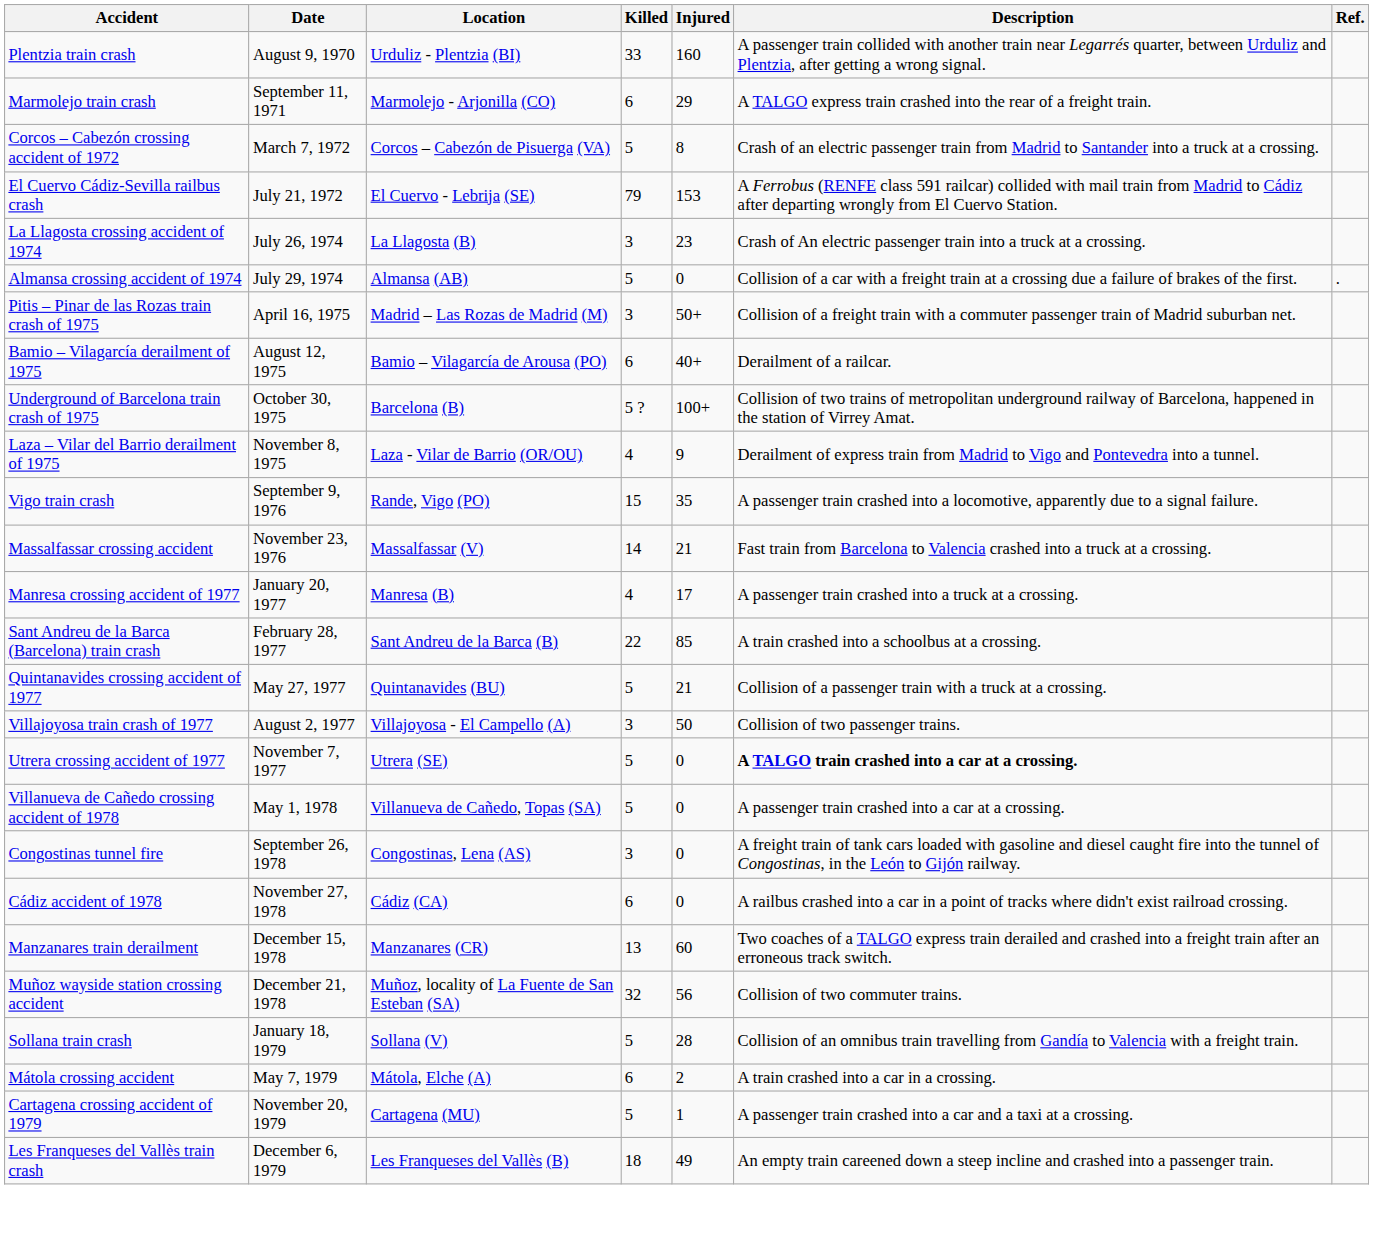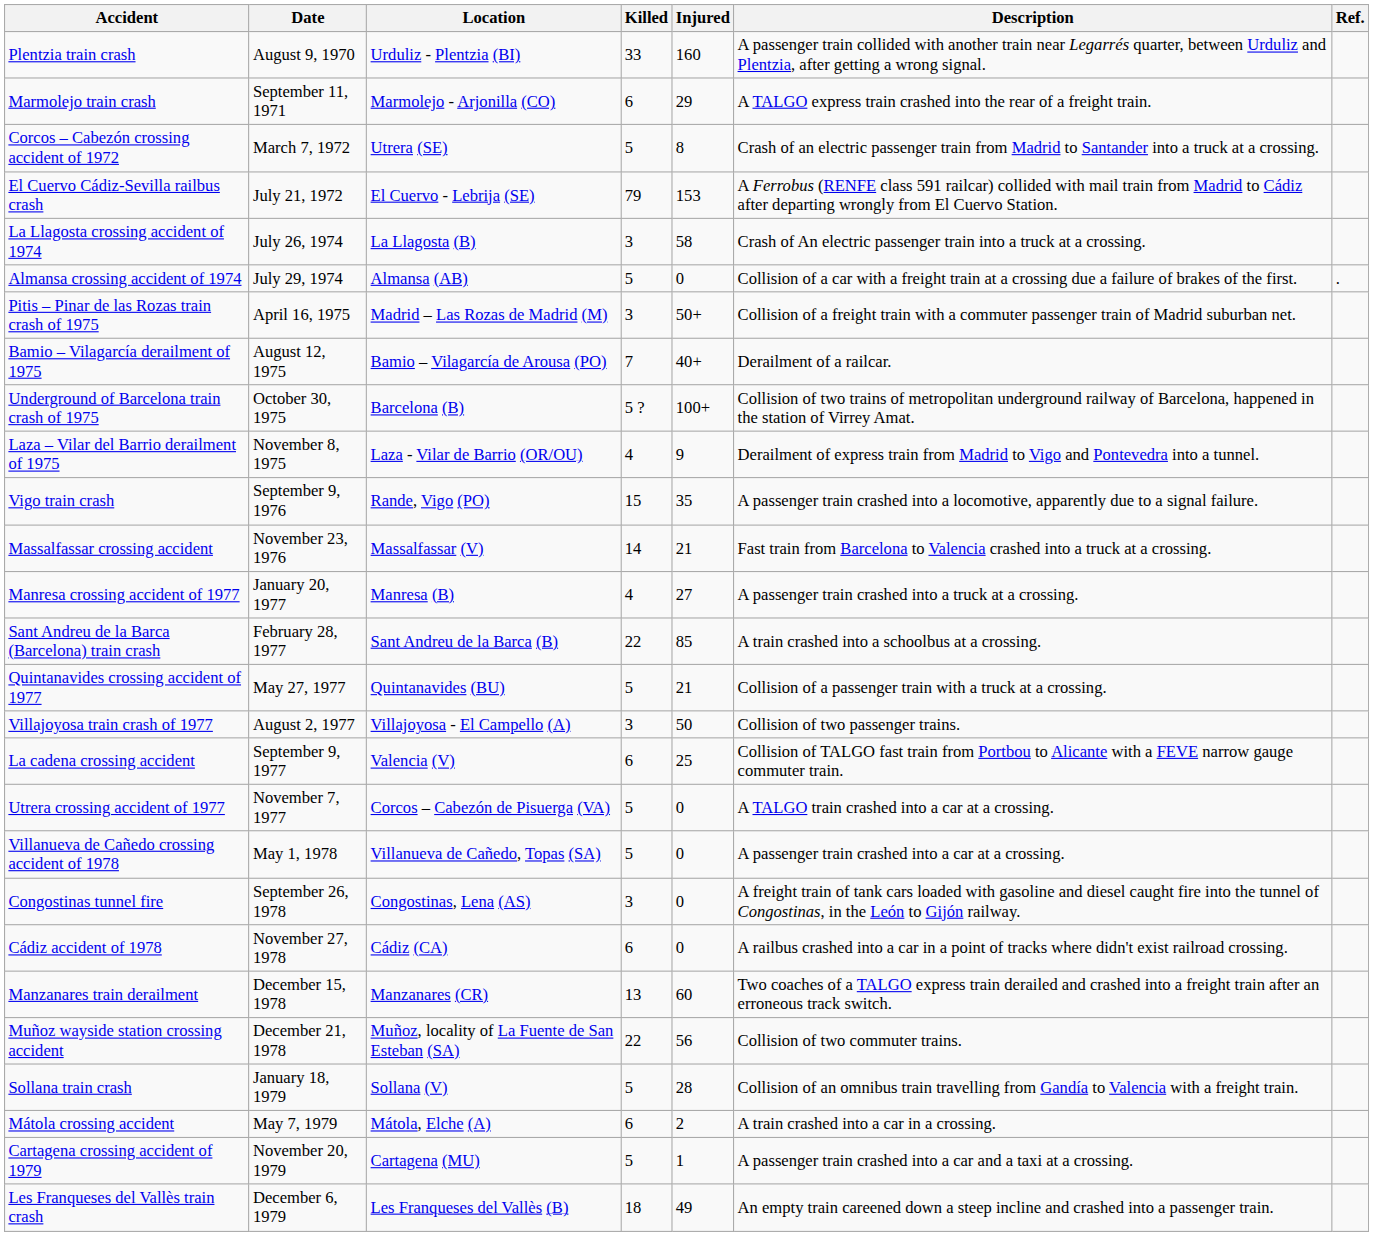(490, 148) Corcos – Cabezón de Pisuerga (VA) -> (409, 148) Utrera (SE)
(684, 241) 23 -> (684, 241) 58
(629, 361) 6 -> (629, 361) 7
(684, 594) 17 -> (684, 594) 27
+ row: (102, 761)
(409, 761) Utrera (SE) -> (490, 808) Corcos – Cabezón de Pisuerga (VA)
(907, 761) bold -> (896, 808) normal
(633, 994) 32 -> (633, 1041) 22
